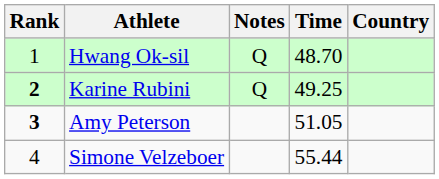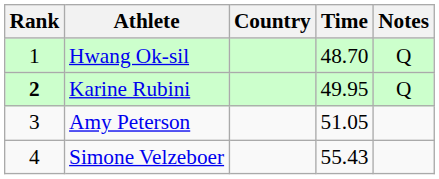columns swapped: (391, 21) <-> (259, 21)
(318, 88) 49.25 -> (345, 88) 49.95
(34, 122) bold -> (34, 122) normal
(318, 156) 55.44 -> (345, 156) 55.43
